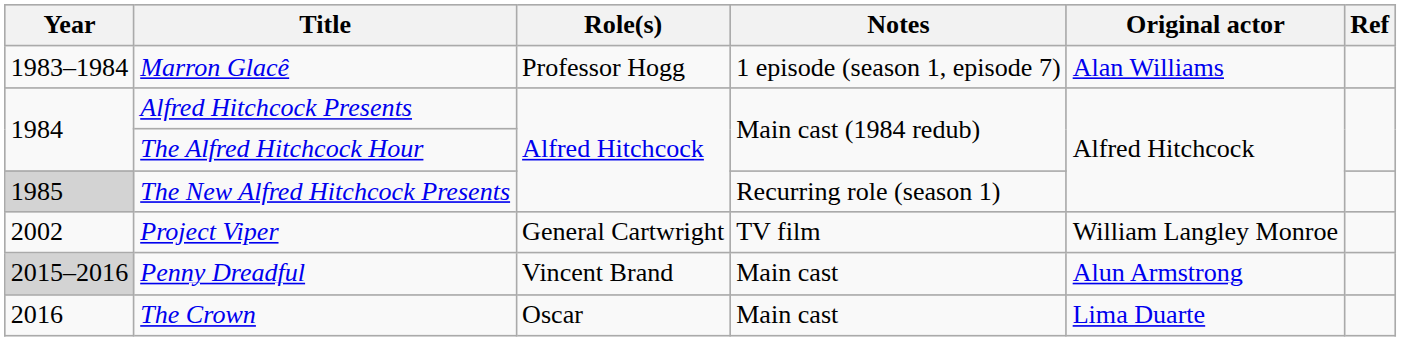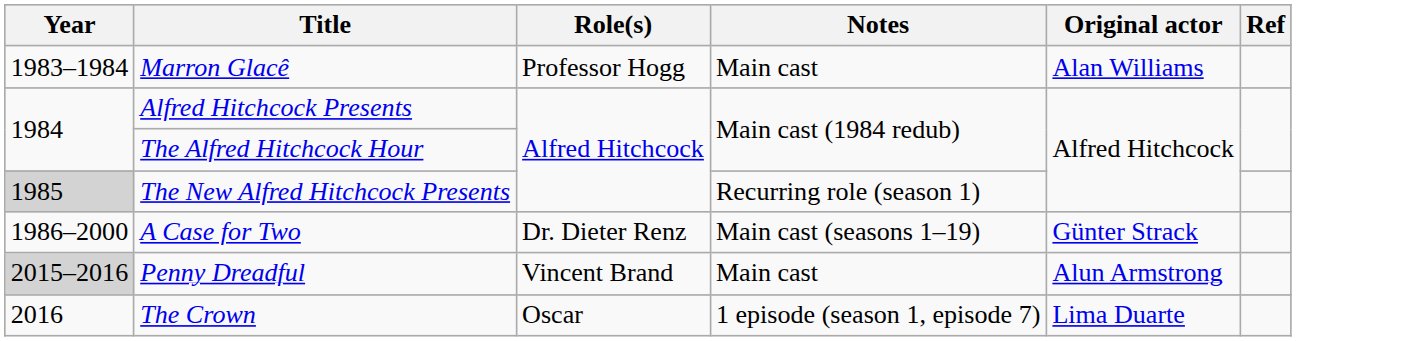(898, 66) 1 episode (season 1, episode 7) -> (767, 66) Main cast
+ row: (221, 231)
- row: (209, 231)
(787, 314) Main cast -> (878, 314) 1 episode (season 1, episode 7)
